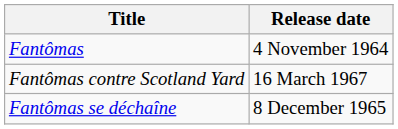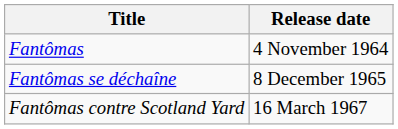rows swapped: (93, 108) <-> (127, 78)
